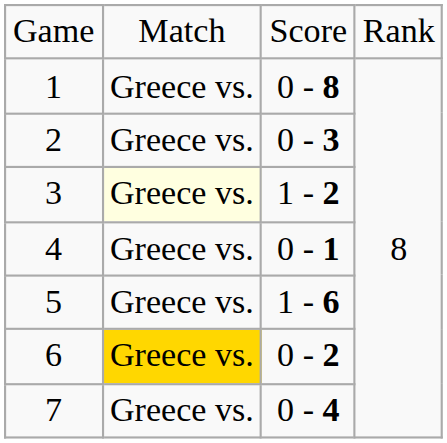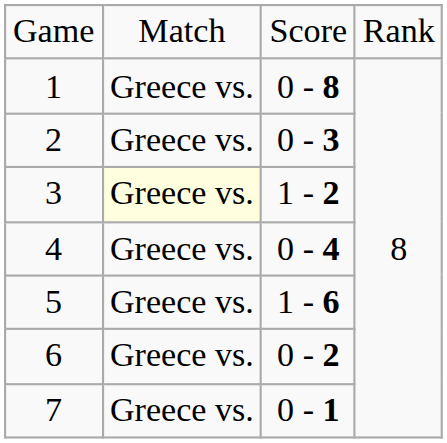(308, 247) 0 - 1 -> (308, 247) 0 - 4
(182, 355) gold background -> (182, 355) no background
(308, 409) 0 - 4 -> (308, 409) 0 - 1
